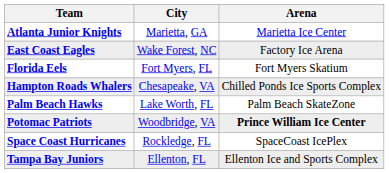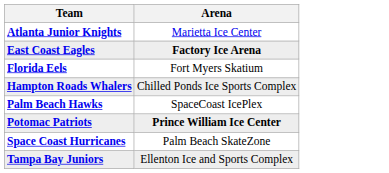- column: (177, 13)
(301, 50) normal -> (217, 50) bold
(301, 104) Palm Beach SkateZone -> (217, 104) SpaceCoast IcePlex
(301, 141) SpaceCoast IcePlex -> (217, 141) Palm Beach SkateZone
